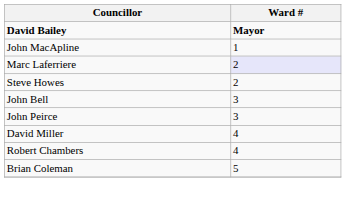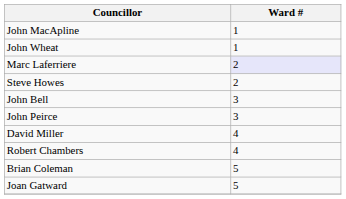- row: (37, 30)
+ row: (33, 47)
+ row: (37, 185)
